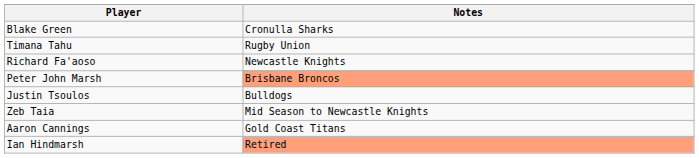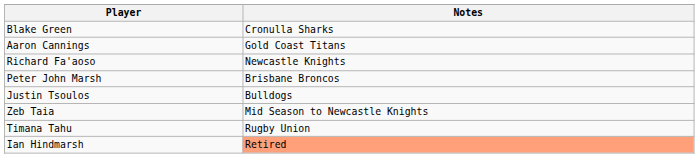rows swapped: (48, 128) <-> (39, 45)
(292, 78) lightsalmon background -> (292, 78) no background
